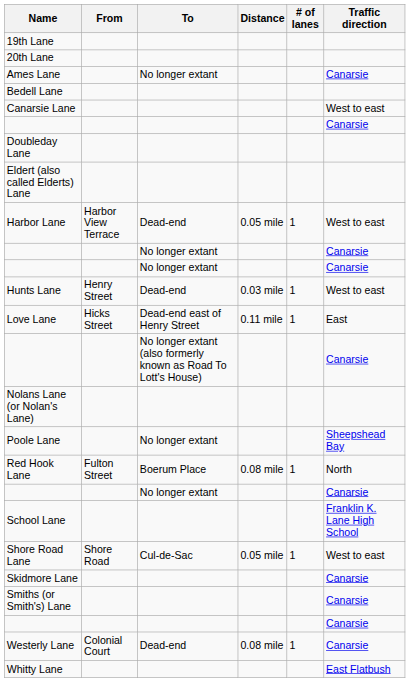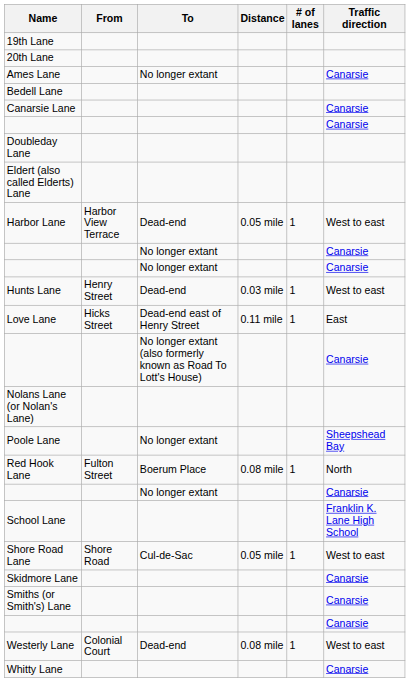(355, 108) West to east -> (347, 108) Canarsie
(347, 646) Canarsie -> (355, 646) West to east
(358, 669) East Flatbush -> (347, 669) Canarsie
